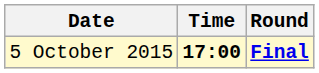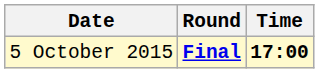columns swapped: (212, 21) <-> (280, 21)
